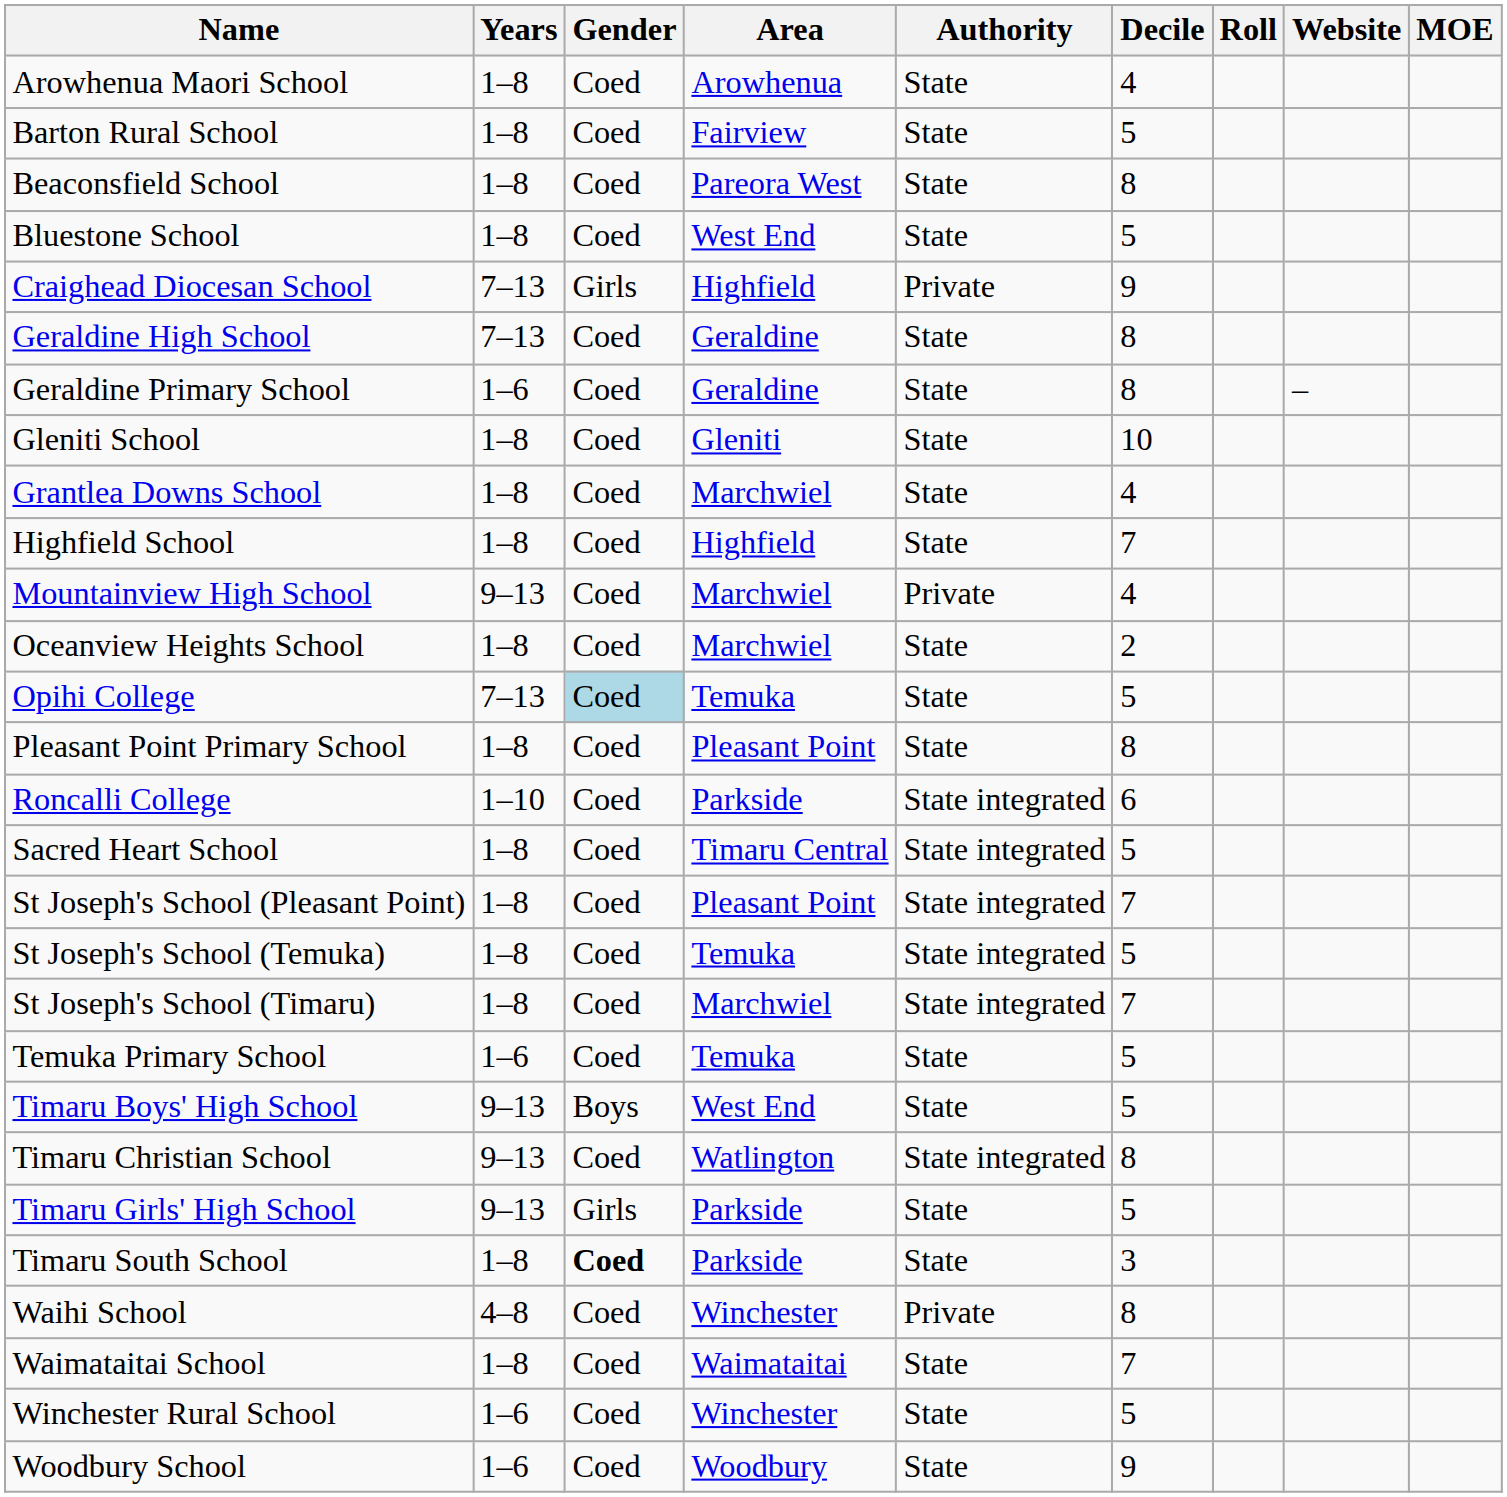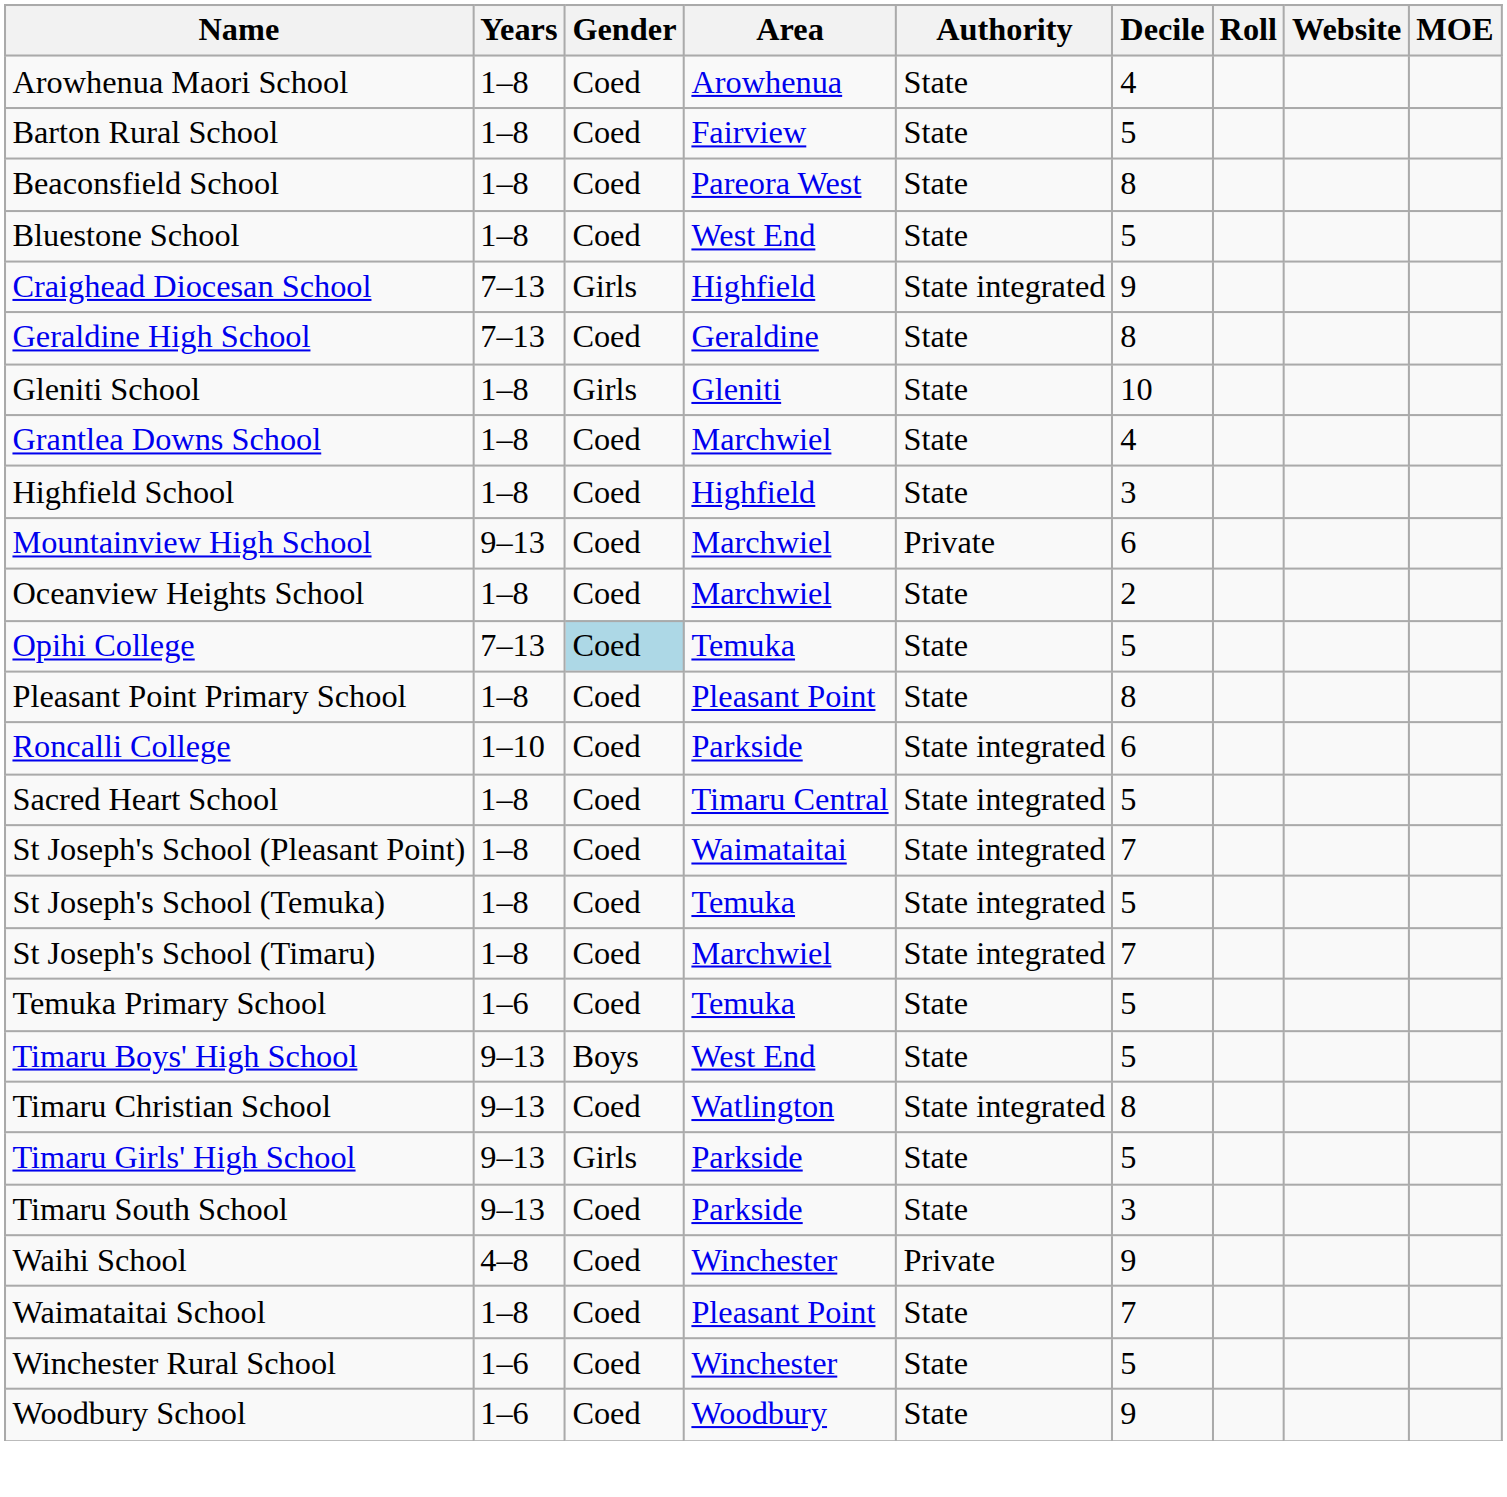(949, 286) Private -> (1004, 286) State integrated
- row: (181, 388)
(606, 440) Coed -> (605, 388) Girls
(1128, 542) 7 -> (1128, 491) 3
(1128, 593) 4 -> (1128, 542) 6
(783, 901) Pleasant Point -> (769, 850) Waimataitai
(505, 1260) 1–8 -> (513, 1209) 9–13
(608, 1260) bold -> (606, 1209) normal
(1128, 1311) 8 -> (1128, 1260) 9
(769, 1362) Waimataitai -> (783, 1311) Pleasant Point
